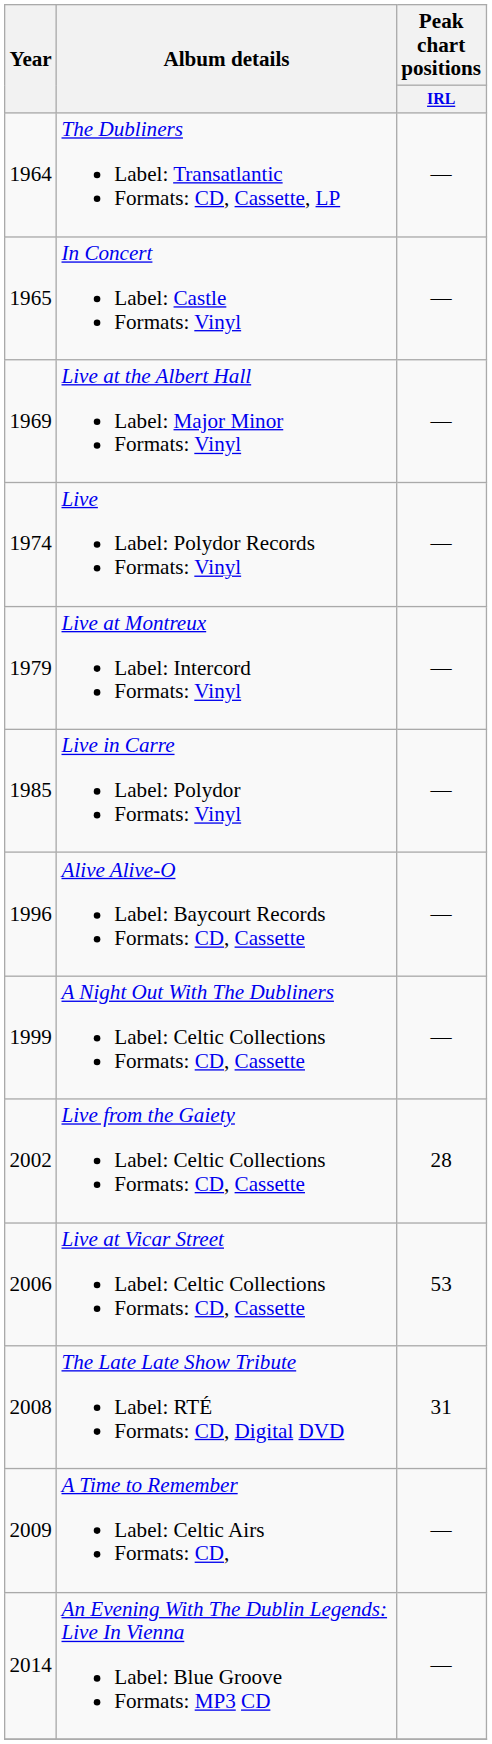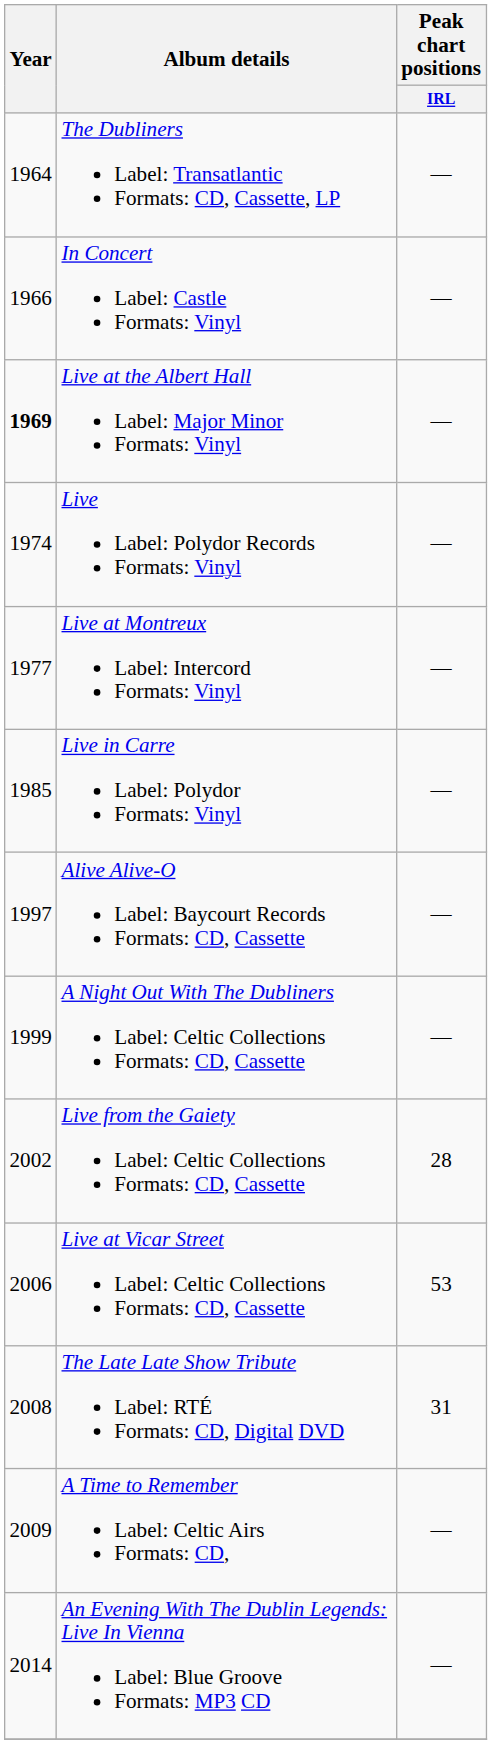(31, 297) 1965 -> (31, 297) 1966
(31, 421) normal -> (31, 421) bold
(31, 667) 1979 -> (31, 667) 1977
(31, 914) 1996 -> (31, 914) 1997
